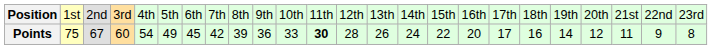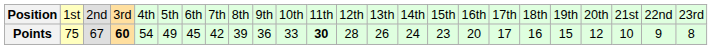(122, 34) normal -> (122, 34) bold
(443, 34) 22 -> (443, 34) 23
(566, 34) 14 -> (566, 34) 15
(627, 34) 11 -> (627, 34) 10
